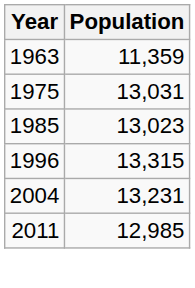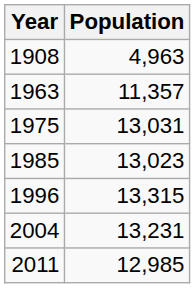+ row: (35, 56)
(151, 56) 11,359 -> (151, 91) 11,357
